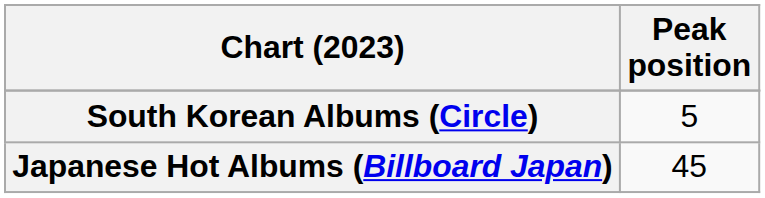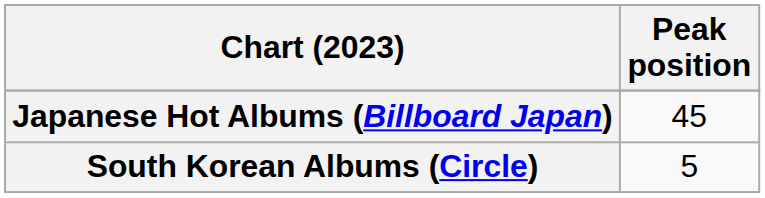rows swapped: (313, 166) <-> (313, 116)
